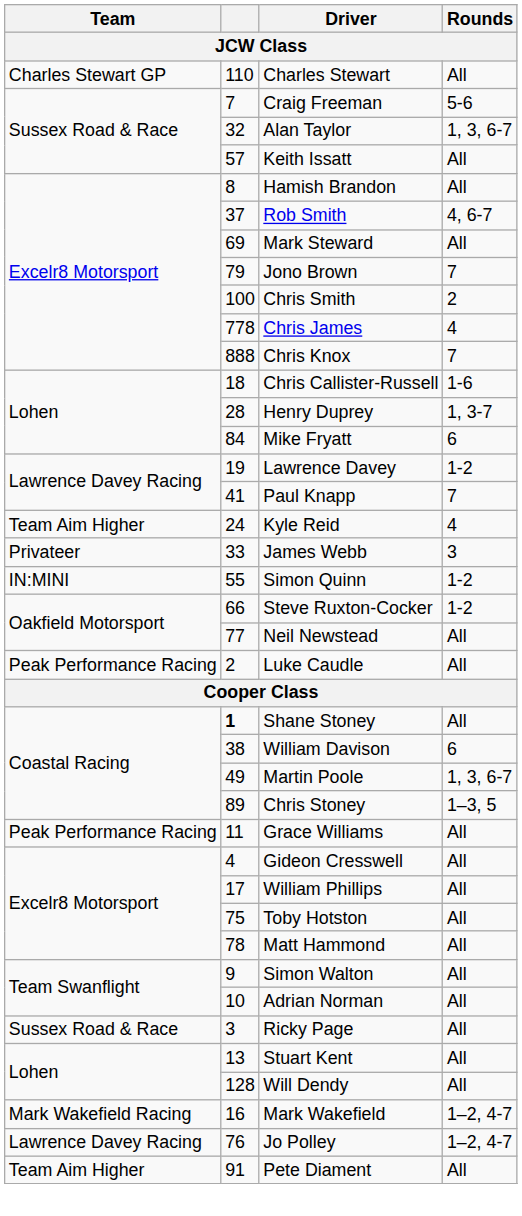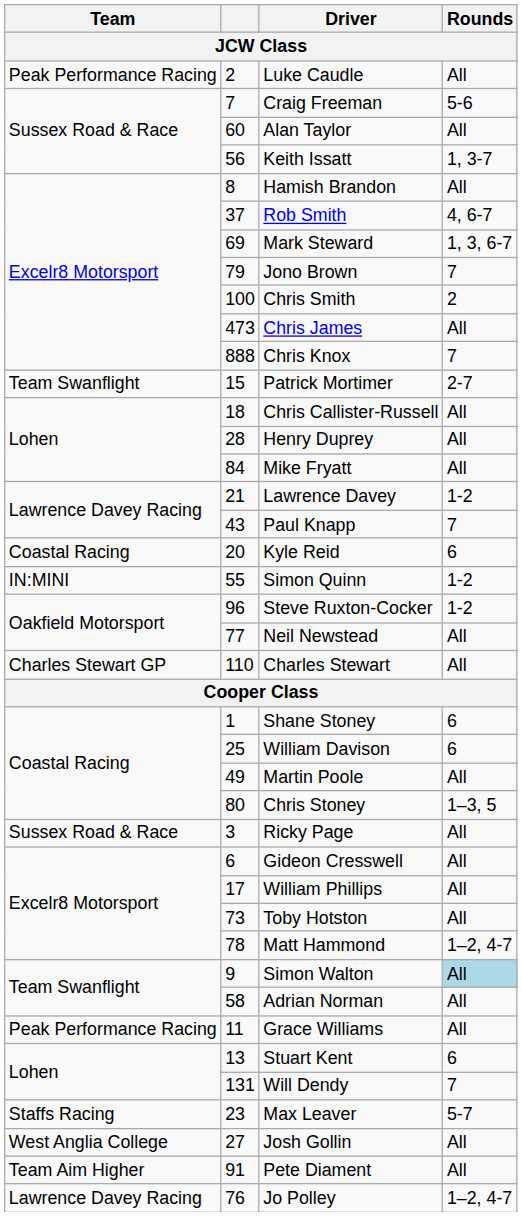rows swapped: (313, 664) <-> (327, 74)
(235, 131) 32 -> (235, 131) 60
(480, 131) 1, 3, 6-7 -> (457, 131) All
(235, 159) 57 -> (235, 159) 56
(457, 159) All -> (470, 159) 1, 3-7
(457, 243) All -> (480, 243) 1, 3, 6-7
(240, 327) 778 -> (240, 327) 473
(452, 327) 4 -> (457, 327) All
+ row: (328, 383)
(460, 383) 1-6 -> (457, 411) All
(470, 411) 1, 3-7 -> (457, 440) All
(452, 440) 6 -> (457, 468) All
(235, 468) 19 -> (235, 496) 21
(235, 496) 41 -> (235, 524) 43
(77, 524) Team Aim Higher -> (69, 552) Coastal Racing
(235, 524) 24 -> (235, 552) 20
(452, 524) 4 -> (452, 552) 6
- row: (315, 552)
(235, 608) 66 -> (235, 608) 96
(230, 720) bold -> (230, 720) normal
(457, 720) All -> (452, 720) 6
(235, 748) 38 -> (235, 748) 25
(480, 777) 1, 3, 6-7 -> (457, 777) All
(235, 805) 89 -> (235, 805) 80
rows swapped: (308, 1029) <-> (323, 833)
(230, 861) 4 -> (230, 861) 6
(235, 917) 75 -> (235, 917) 73
(457, 945) All -> (480, 945) 1–2, 4-7
(457, 973) no background -> (457, 973) lightblue background
(235, 1001) 10 -> (235, 1001) 58
(457, 1057) All -> (452, 1057) 6
(240, 1085) 128 -> (240, 1085) 131
(457, 1085) All -> (452, 1085) 7
- row: (324, 1114)
+ row: (310, 1114)
+ row: (307, 1142)
rows swapped: (299, 1142) <-> (317, 1170)
